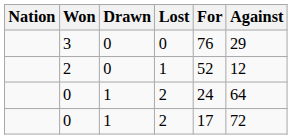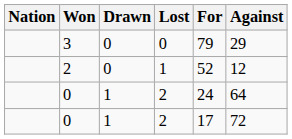(205, 43) 76 -> (205, 43) 79
